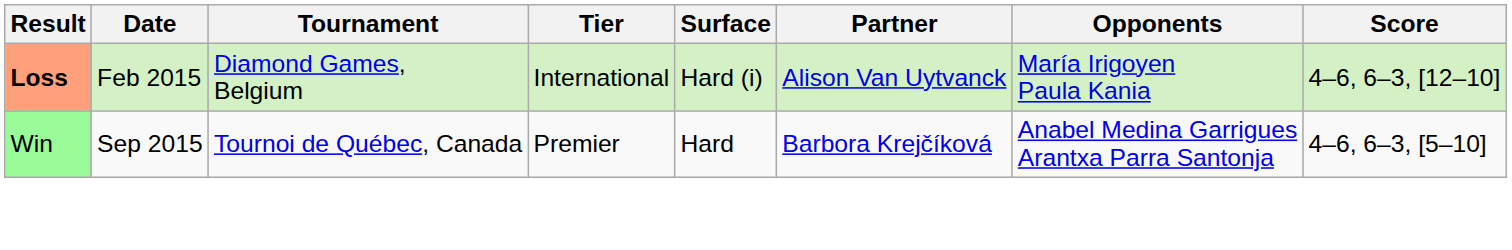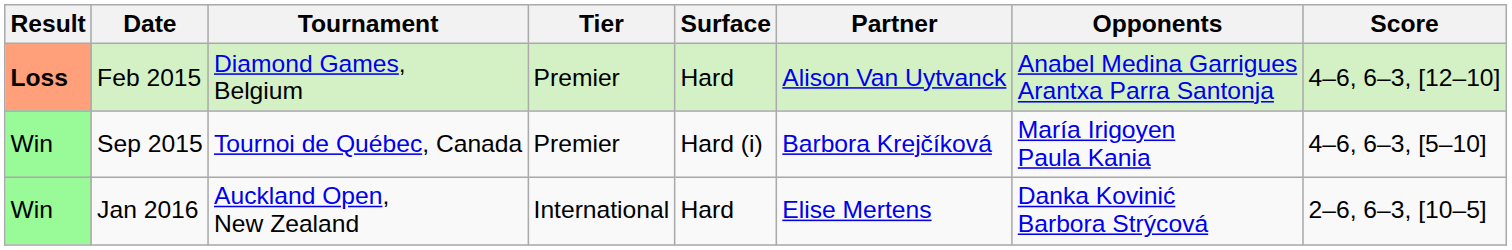(601, 76) International -> (577, 76) Premier
(722, 76) Hard (i) -> (707, 76) Hard
(1097, 76) María Irigoyen Paula Kania -> (1158, 76) Anabel Medina Garrigues Arantxa Parra Santonja
(707, 143) Hard -> (722, 143) Hard (i)
(1158, 143) Anabel Medina Garrigues Arantxa Parra Santonja -> (1097, 143) María Irigoyen Paula Kania
+ row: (148, 210)
